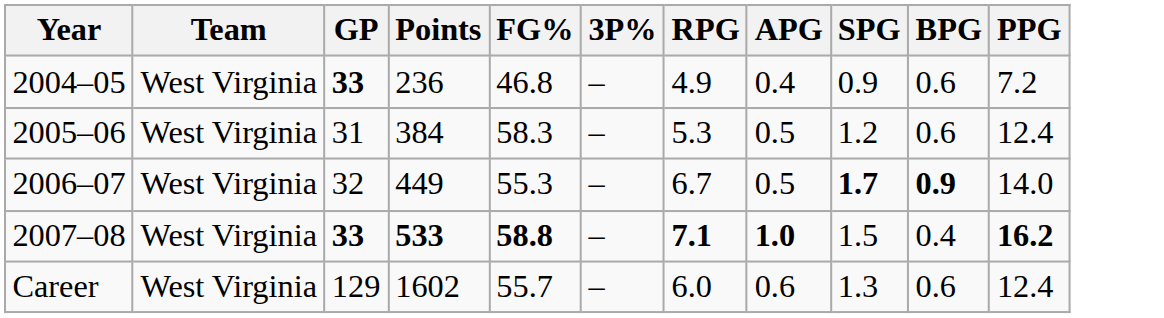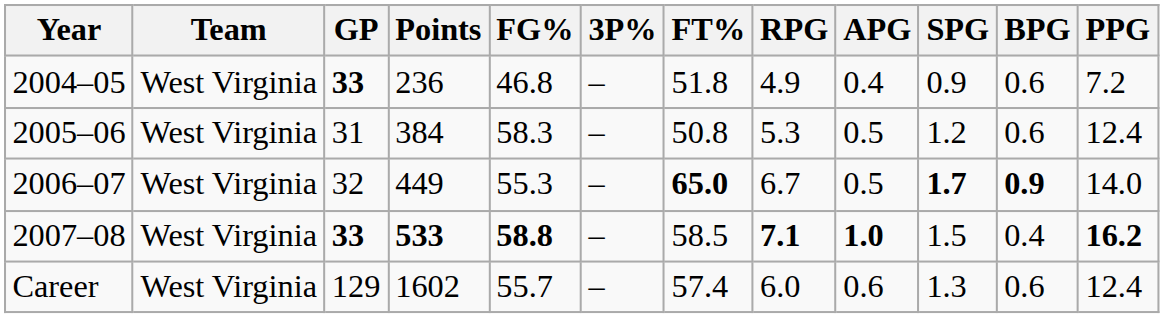+ column: (708, 30)
